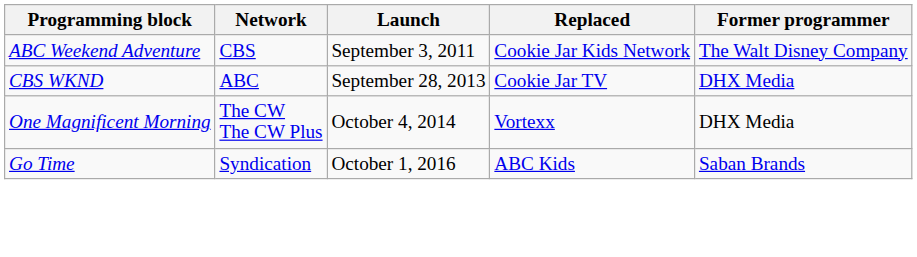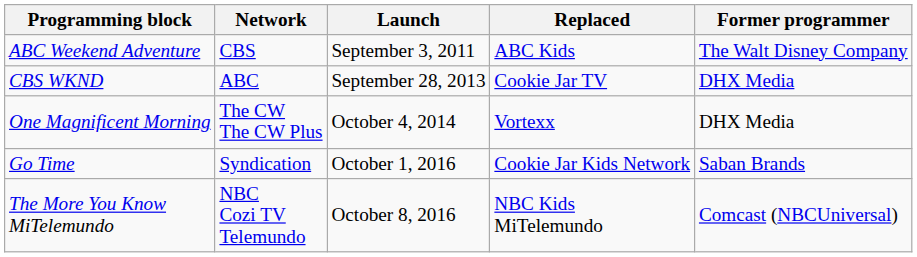(592, 50) Cookie Jar Kids Network -> (535, 50) ABC Kids
(535, 163) ABC Kids -> (592, 163) Cookie Jar Kids Network
+ row: (88, 215)
